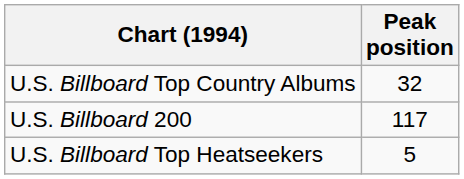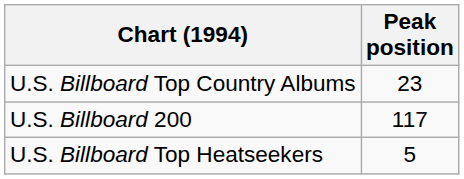(410, 83) 32 -> (410, 83) 23
